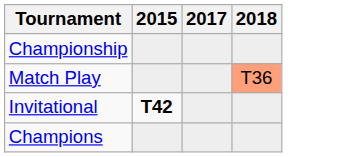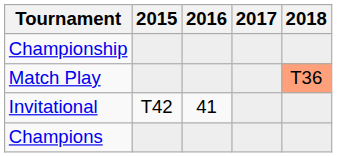+ column: (207, 19)
(157, 107) bold -> (157, 107) normal
